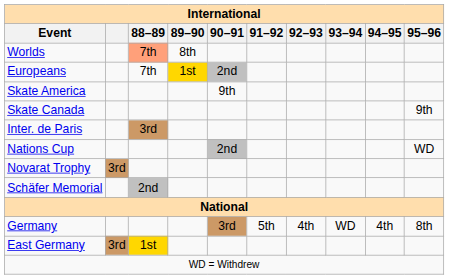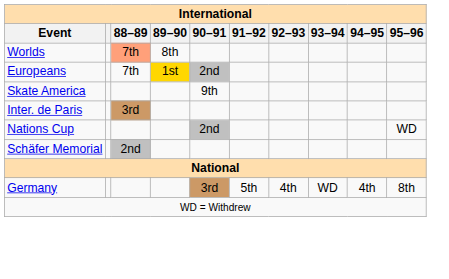- row: (46, 110)
- row: (49, 168)
- row: (46, 245)
